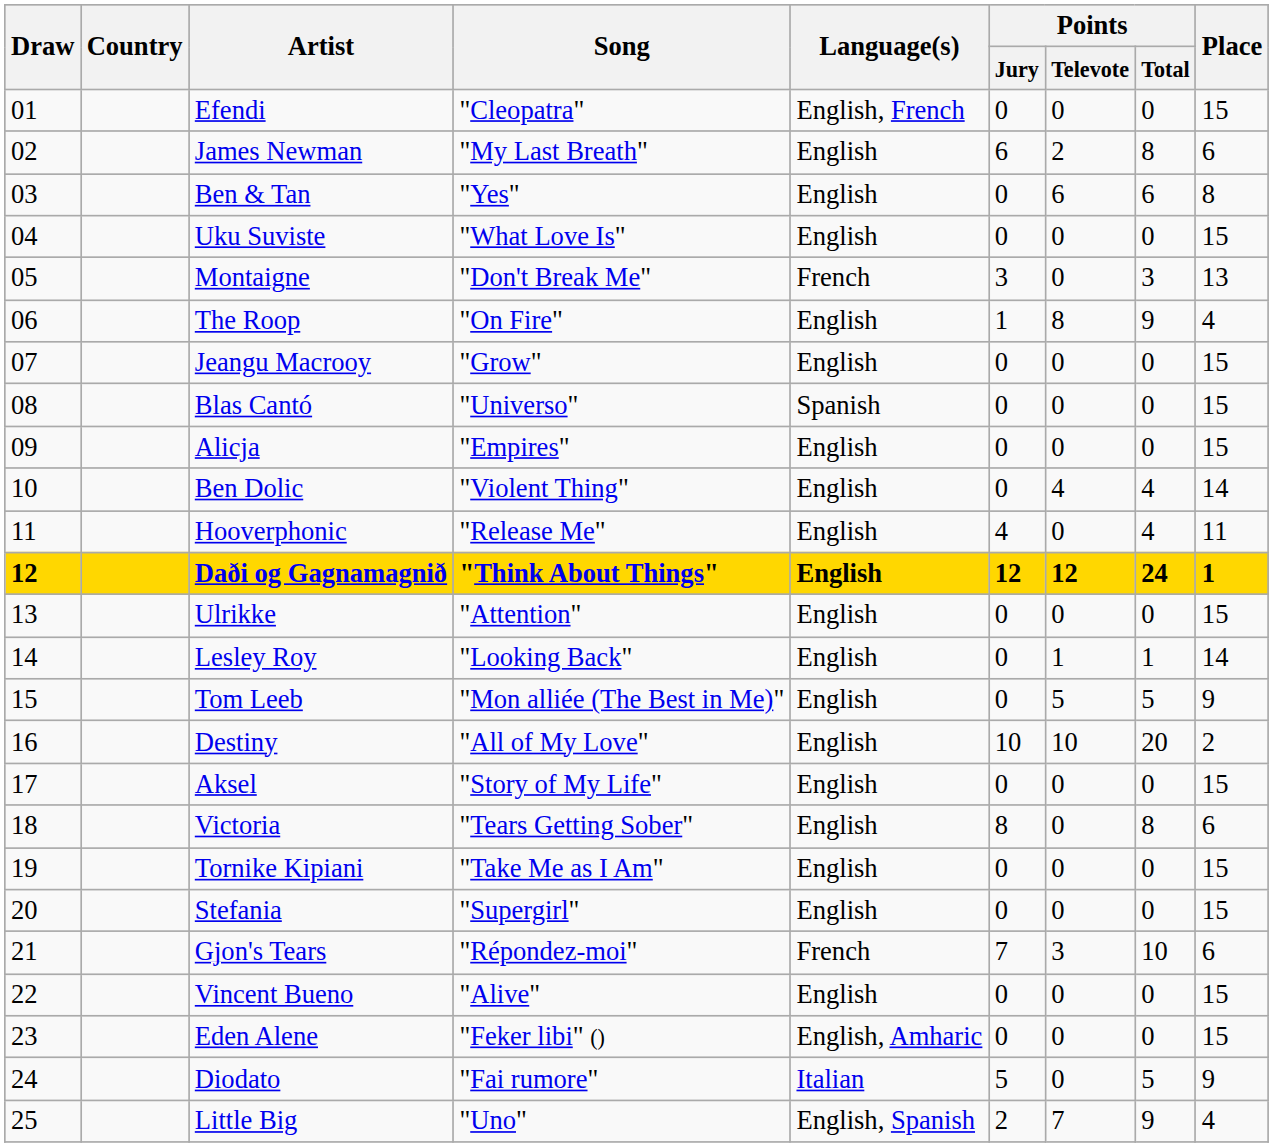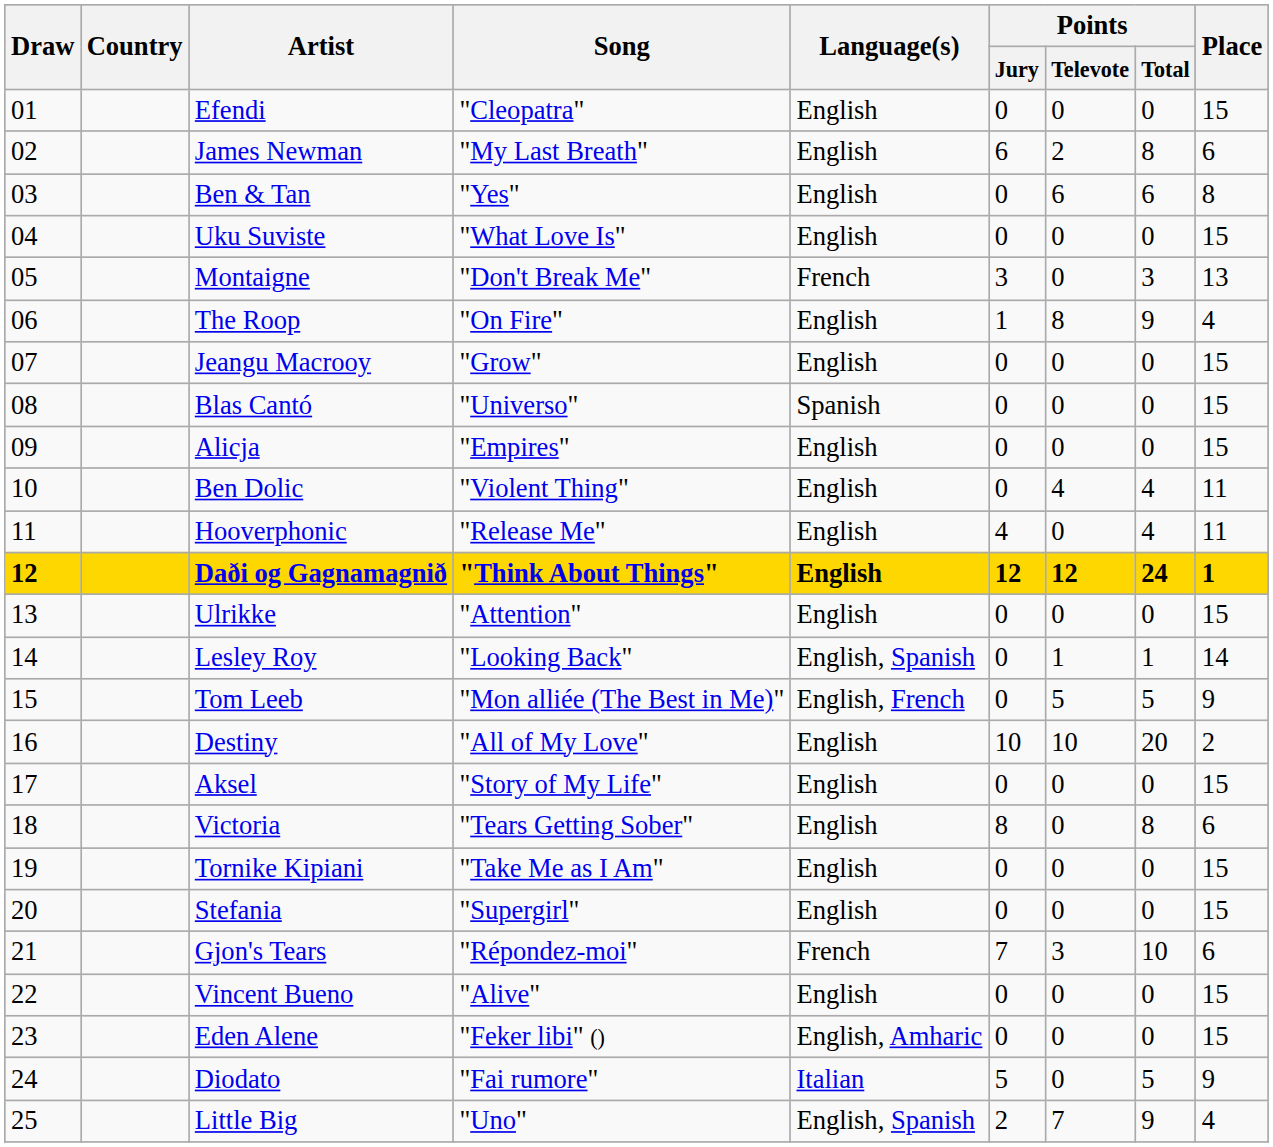(881, 109) English, French -> (837, 109) English
(1215, 488) 14 -> (1215, 488) 11
(837, 657) English -> (886, 657) English, Spanish
(837, 699) English -> (881, 699) English, French
